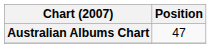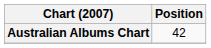(179, 33) 47 -> (179, 33) 42
